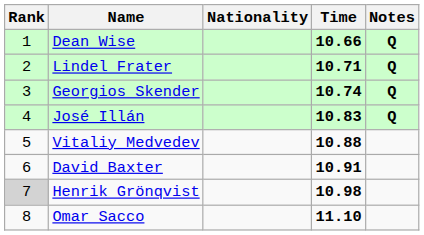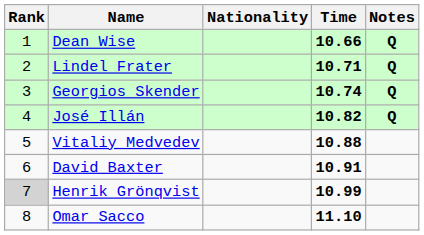(339, 117) 10.83 -> (339, 117) 10.82
(339, 192) 10.98 -> (339, 192) 10.99
